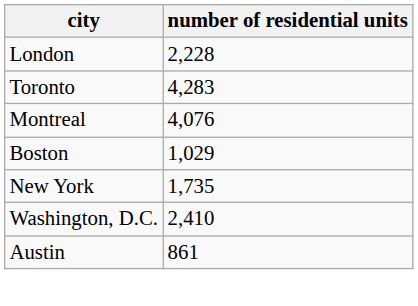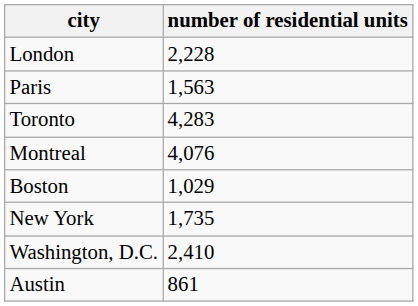+ row: (30, 86)
